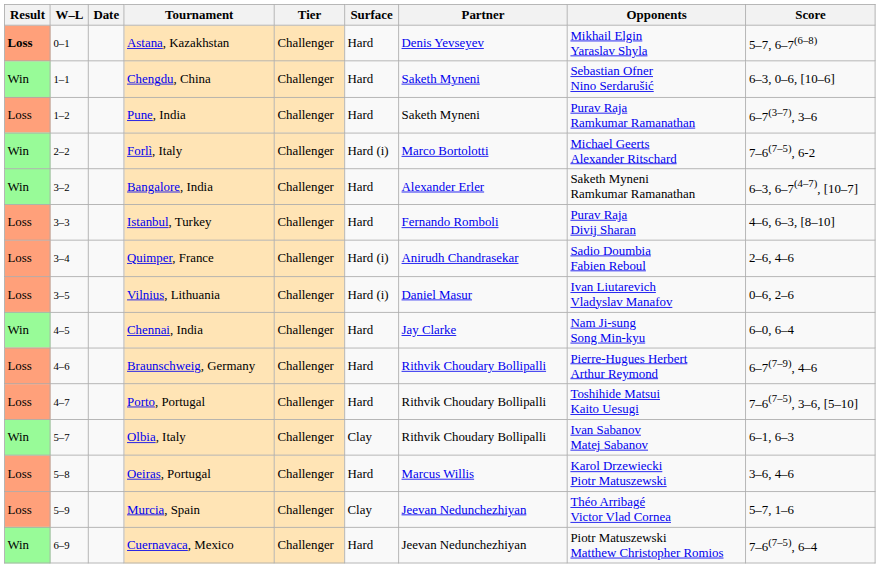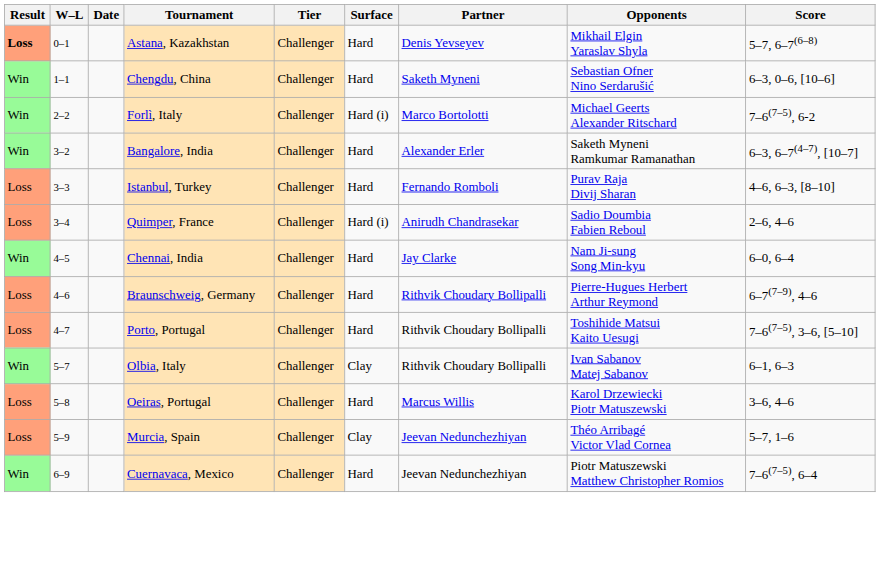- row: (156, 114)
- row: (174, 293)
